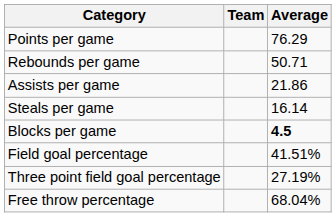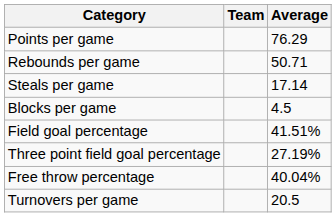- row: (64, 85)
(289, 108) 16.14 -> (289, 85) 17.14
(281, 131) bold -> (281, 108) normal
(296, 200) 68.04% -> (296, 177) 40.04%
+ row: (73, 200)
